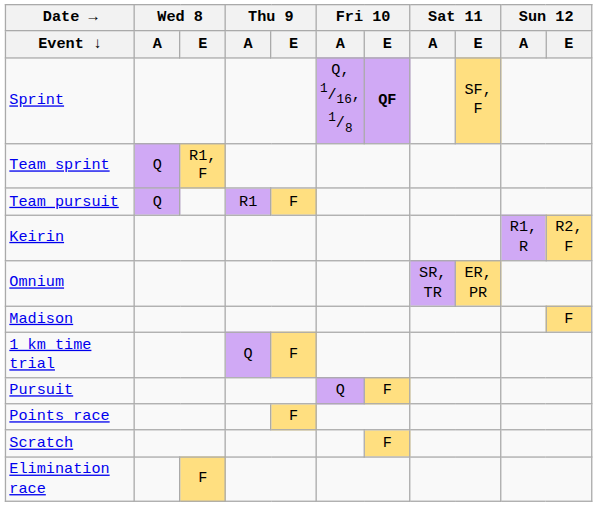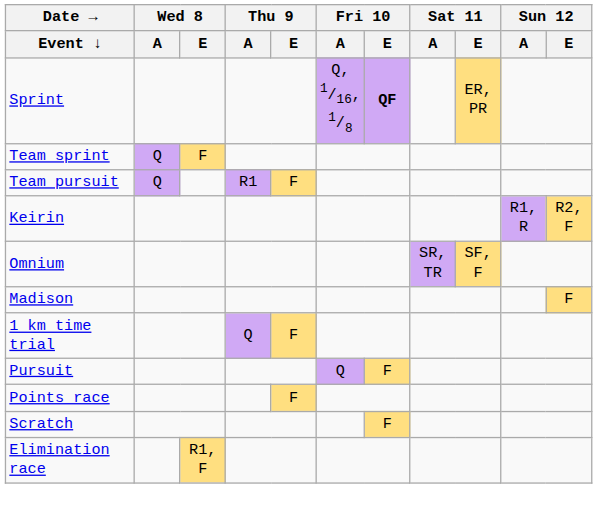(478, 100) SF, F -> (478, 100) ER, PR
(203, 165) R1, F -> (203, 156) F
(478, 283) ER, PR -> (478, 264) SF, F
(203, 479) F -> (203, 460) R1, F
